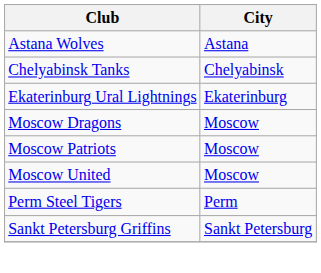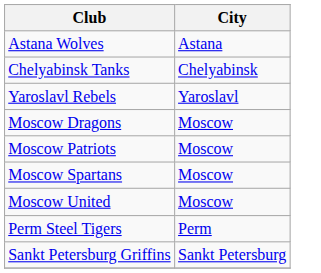- row: (102, 96)
+ row: (62, 96)
+ row: (65, 175)
